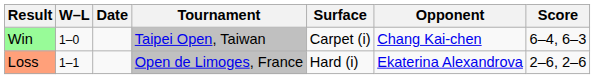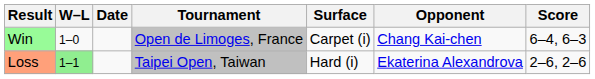(200, 39) Taipei Open, Taiwan -> (219, 39) Open de Limoges, France
(69, 63) no background -> (69, 63) lightgreen background
(219, 62) Open de Limoges, France -> (200, 62) Taipei Open, Taiwan
